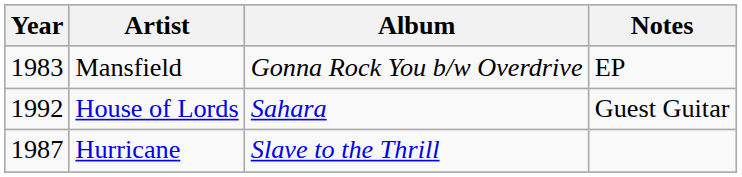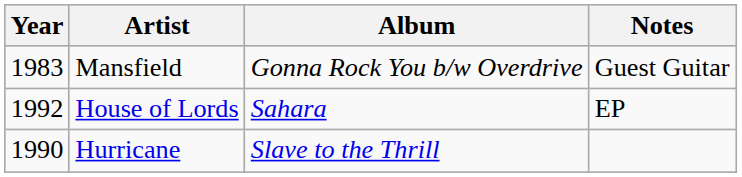(610, 66) EP -> (662, 66) Guest Guitar
(662, 108) Guest Guitar -> (610, 108) EP
(37, 150) 1987 -> (37, 150) 1990
